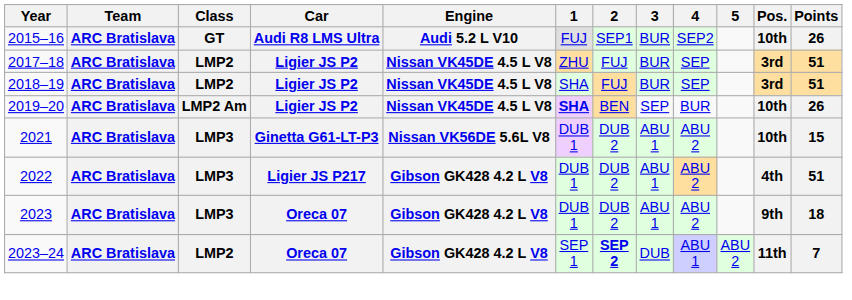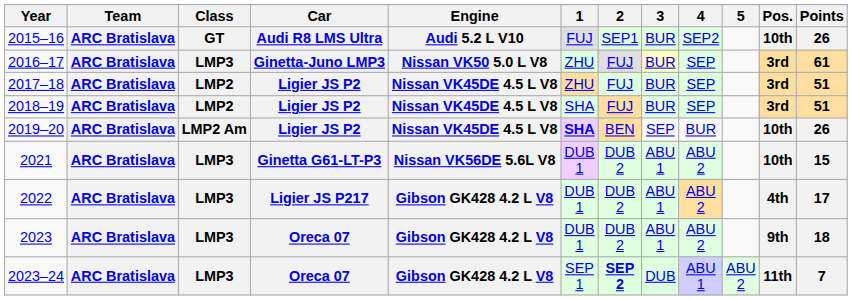+ row: (36, 61)
(816, 176) 51 -> (822, 198) 17
(214, 253) LMP2 -> (214, 276) LMP3
